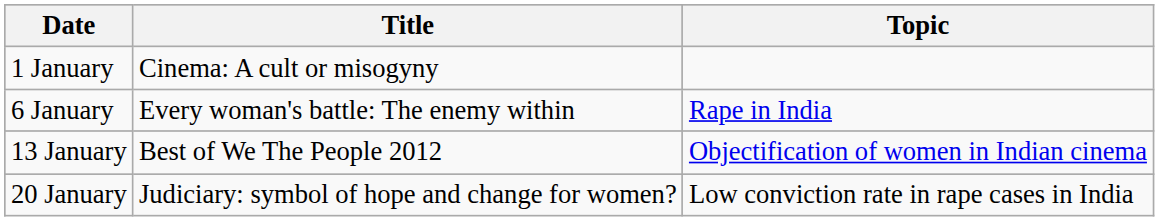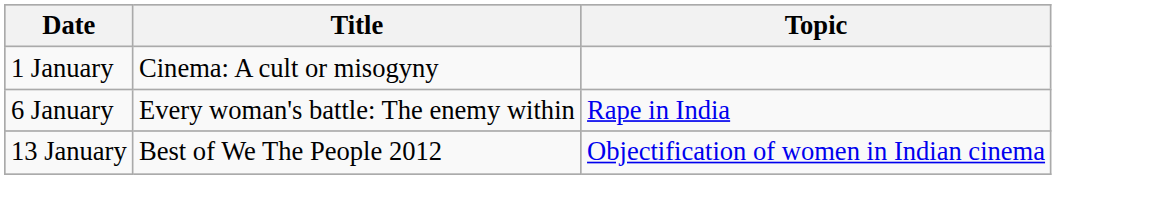- row: (69, 194)
